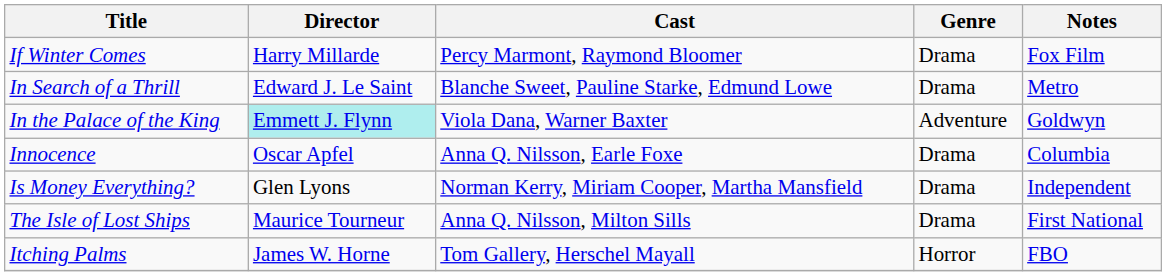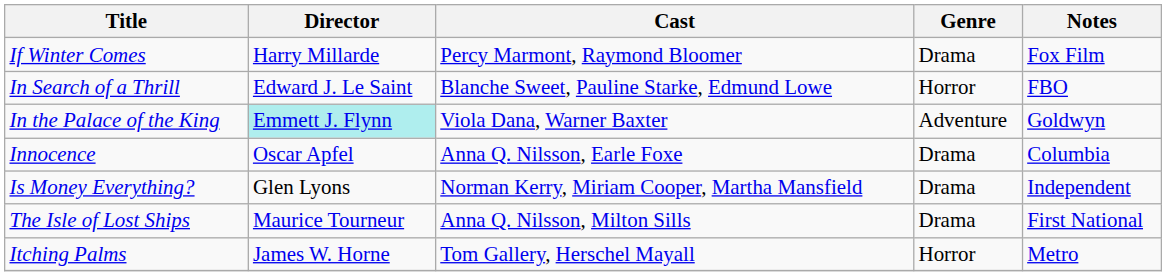(947, 87) Drama -> (947, 87) Horror
(1053, 87) Metro -> (1048, 87) FBO
(1048, 253) FBO -> (1053, 253) Metro
